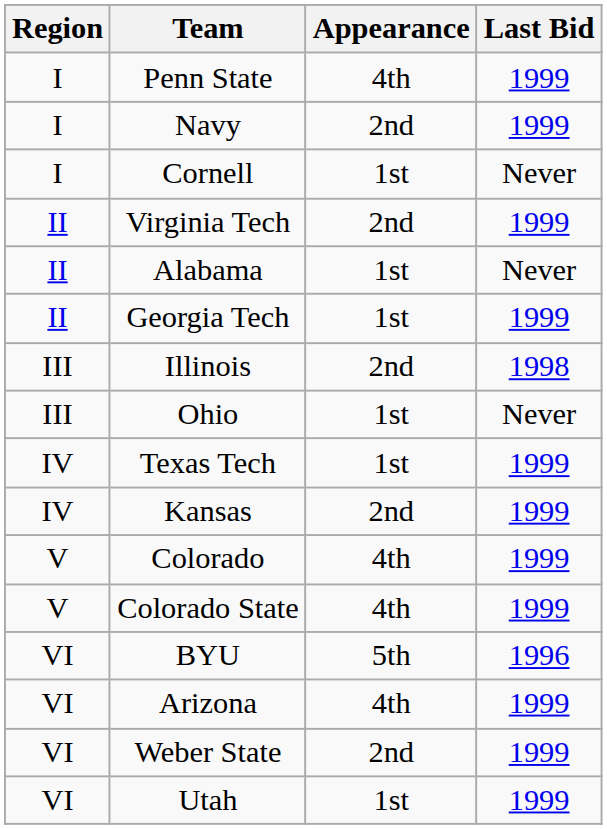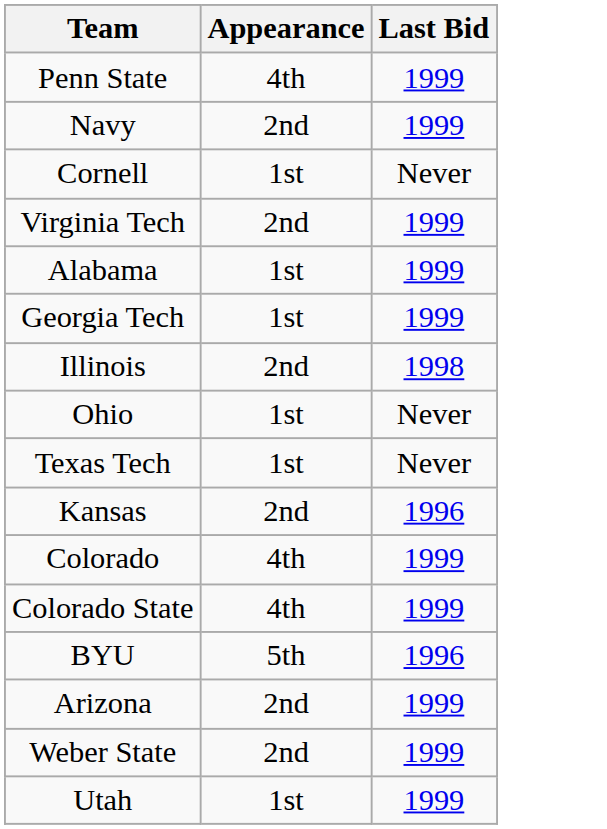- column: (58, 28)
(539, 269) Never -> (434, 269) 1999
(539, 462) 1999 -> (434, 462) Never
(539, 510) 1999 -> (434, 510) 1996
(391, 703) 4th -> (286, 703) 2nd
